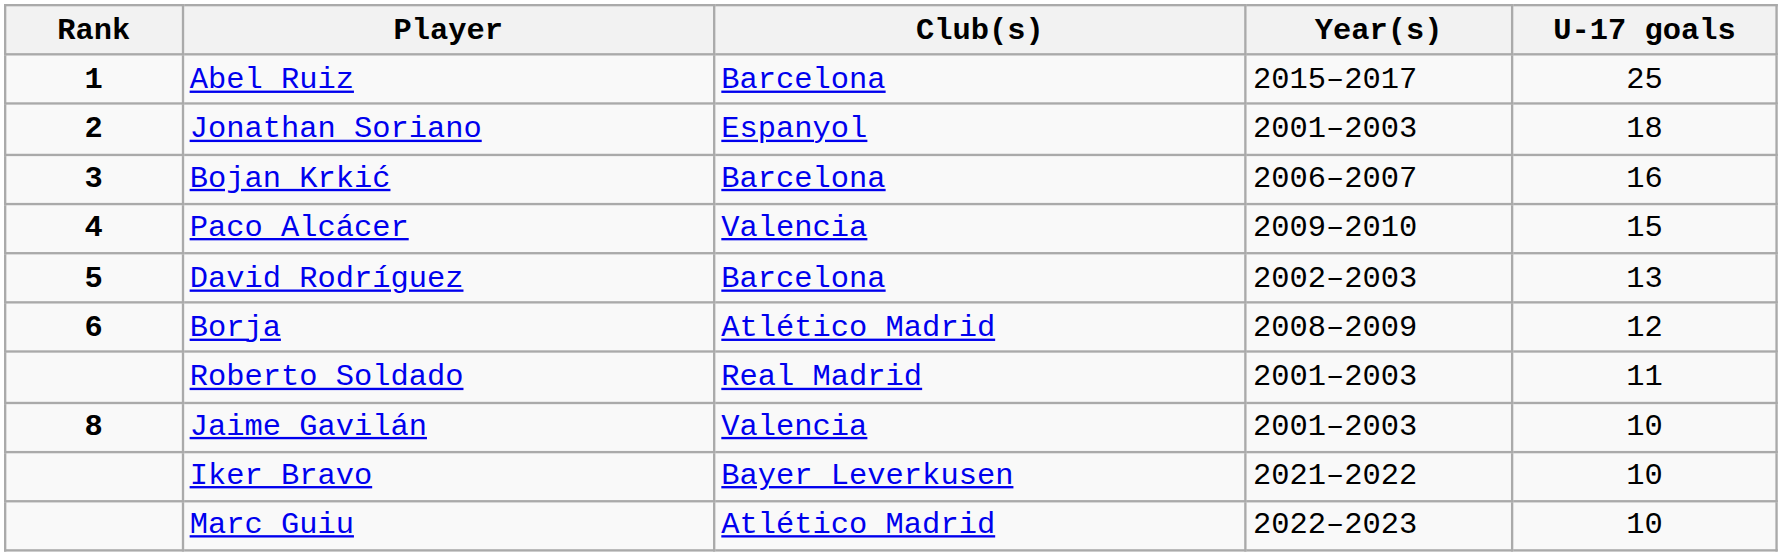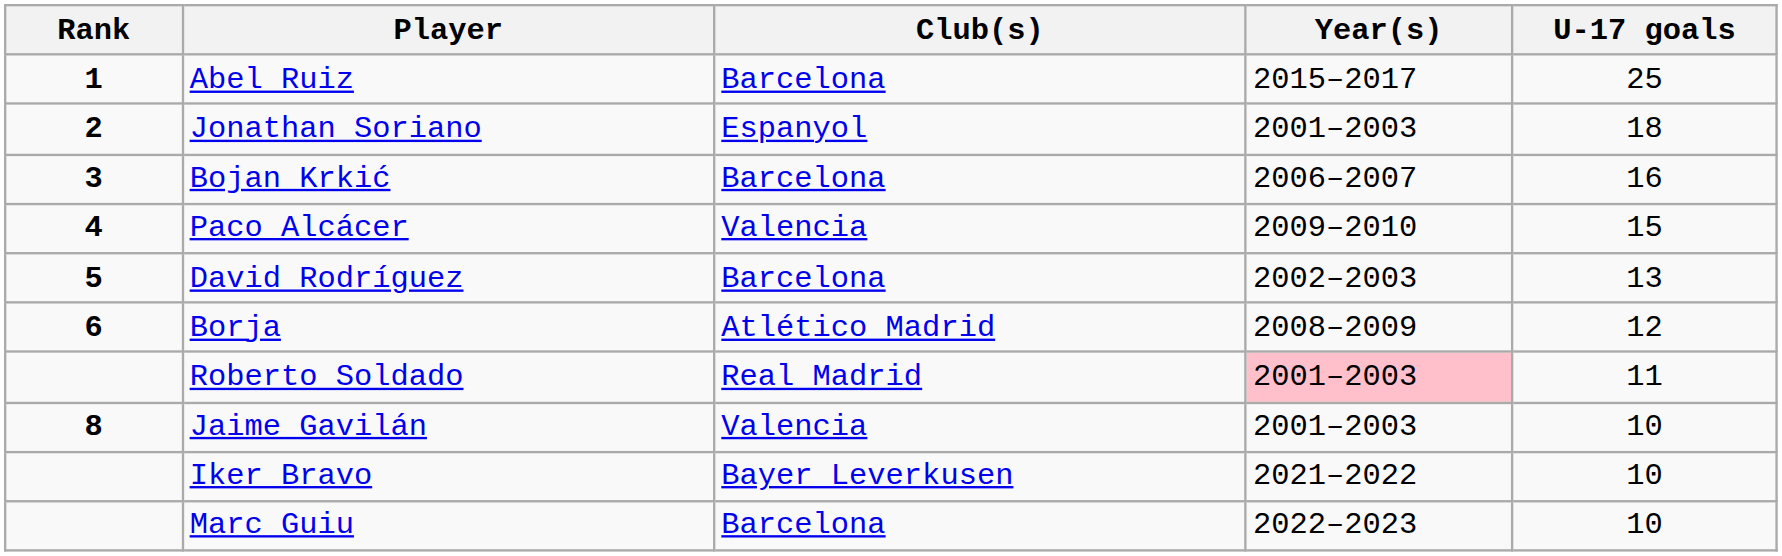(1335, 377) no background -> (1335, 377) pink background
(858, 526) Atlético Madrid -> (803, 526) Barcelona
